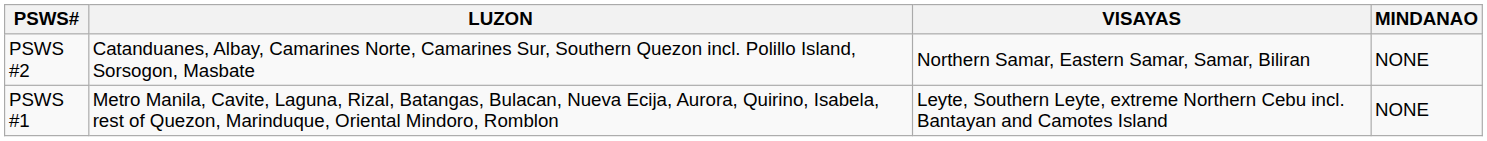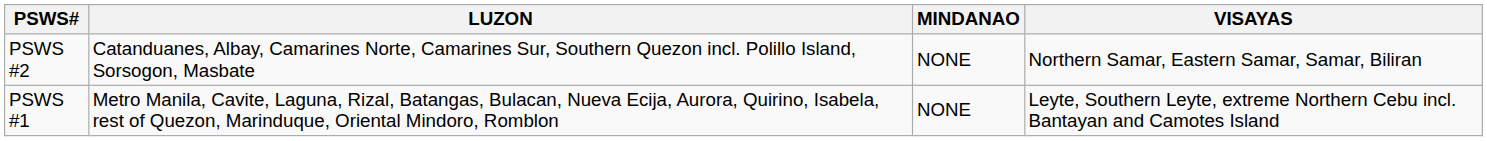columns swapped: (1142, 19) <-> (1426, 19)
